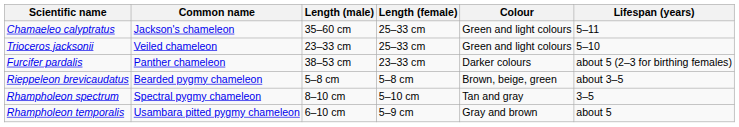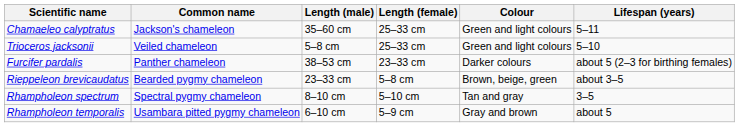(328, 46) 23–33 cm -> (322, 46) 5–8 cm
(322, 79) 5–8 cm -> (328, 79) 23–33 cm
